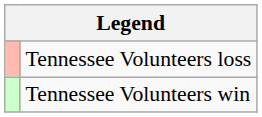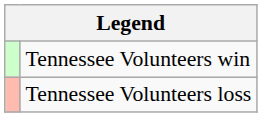rows swapped: (138, 94) <-> (138, 58)
